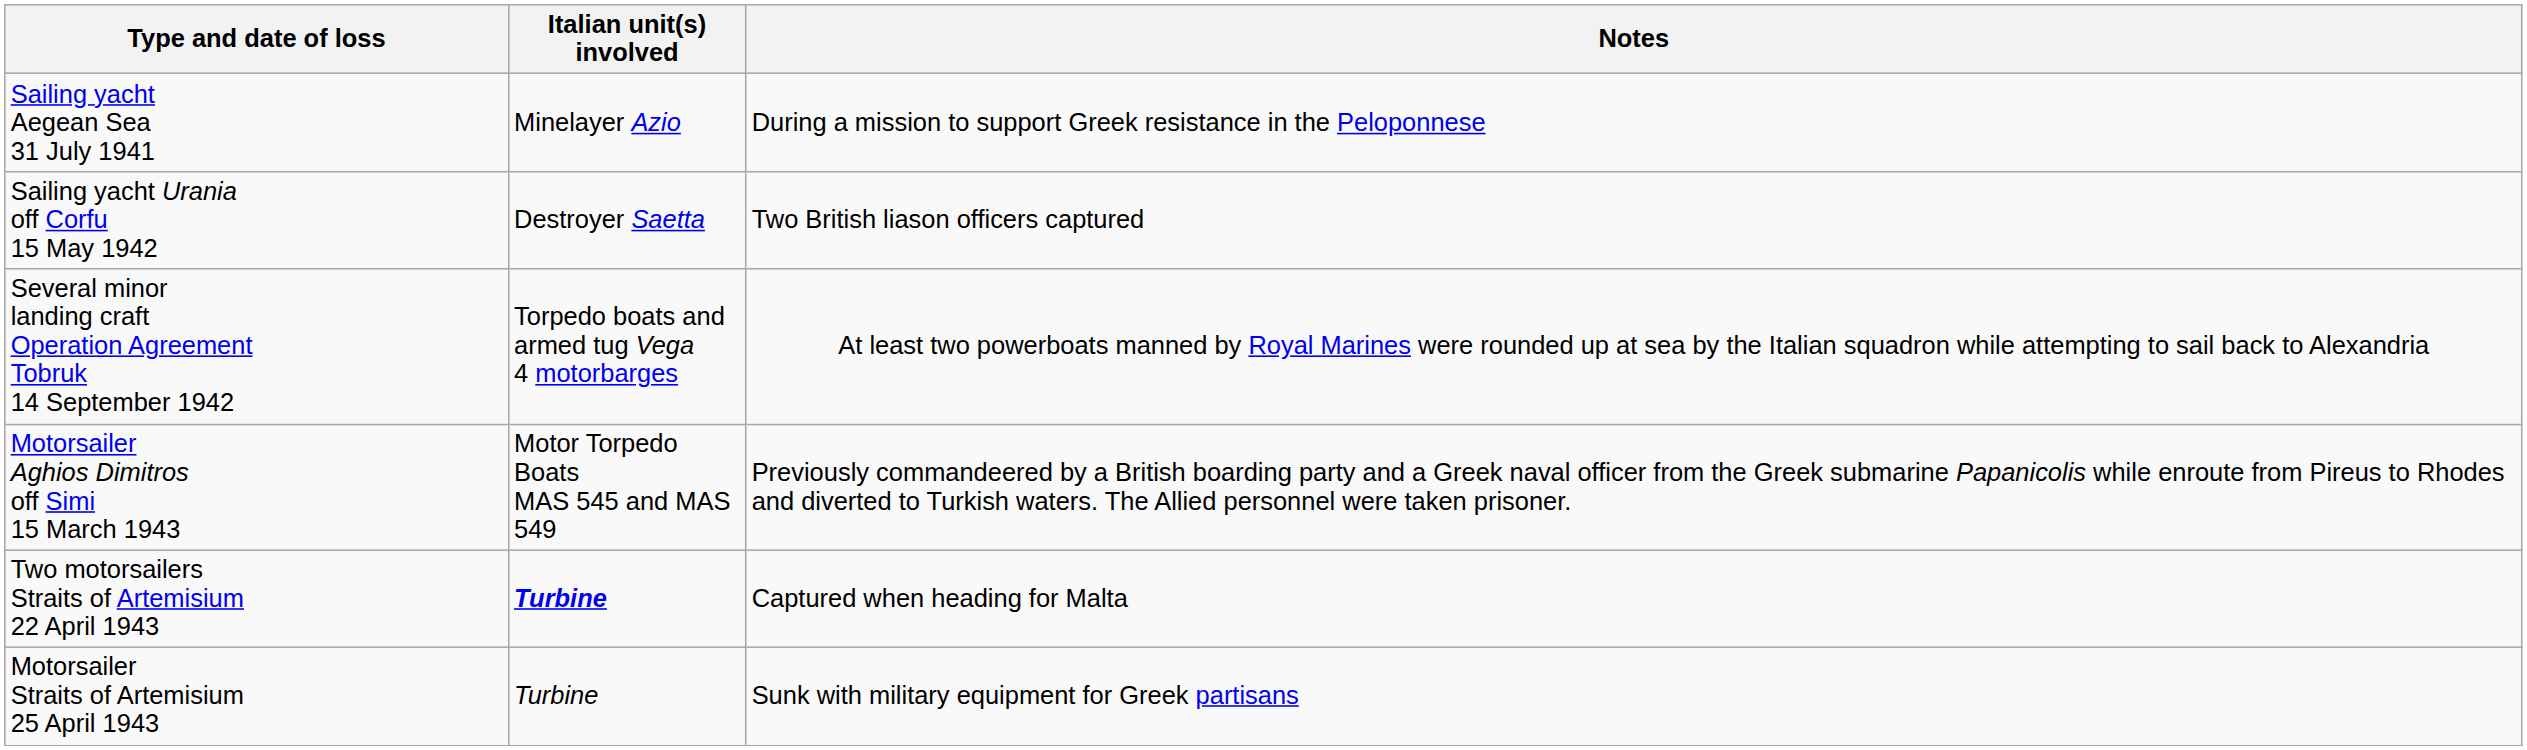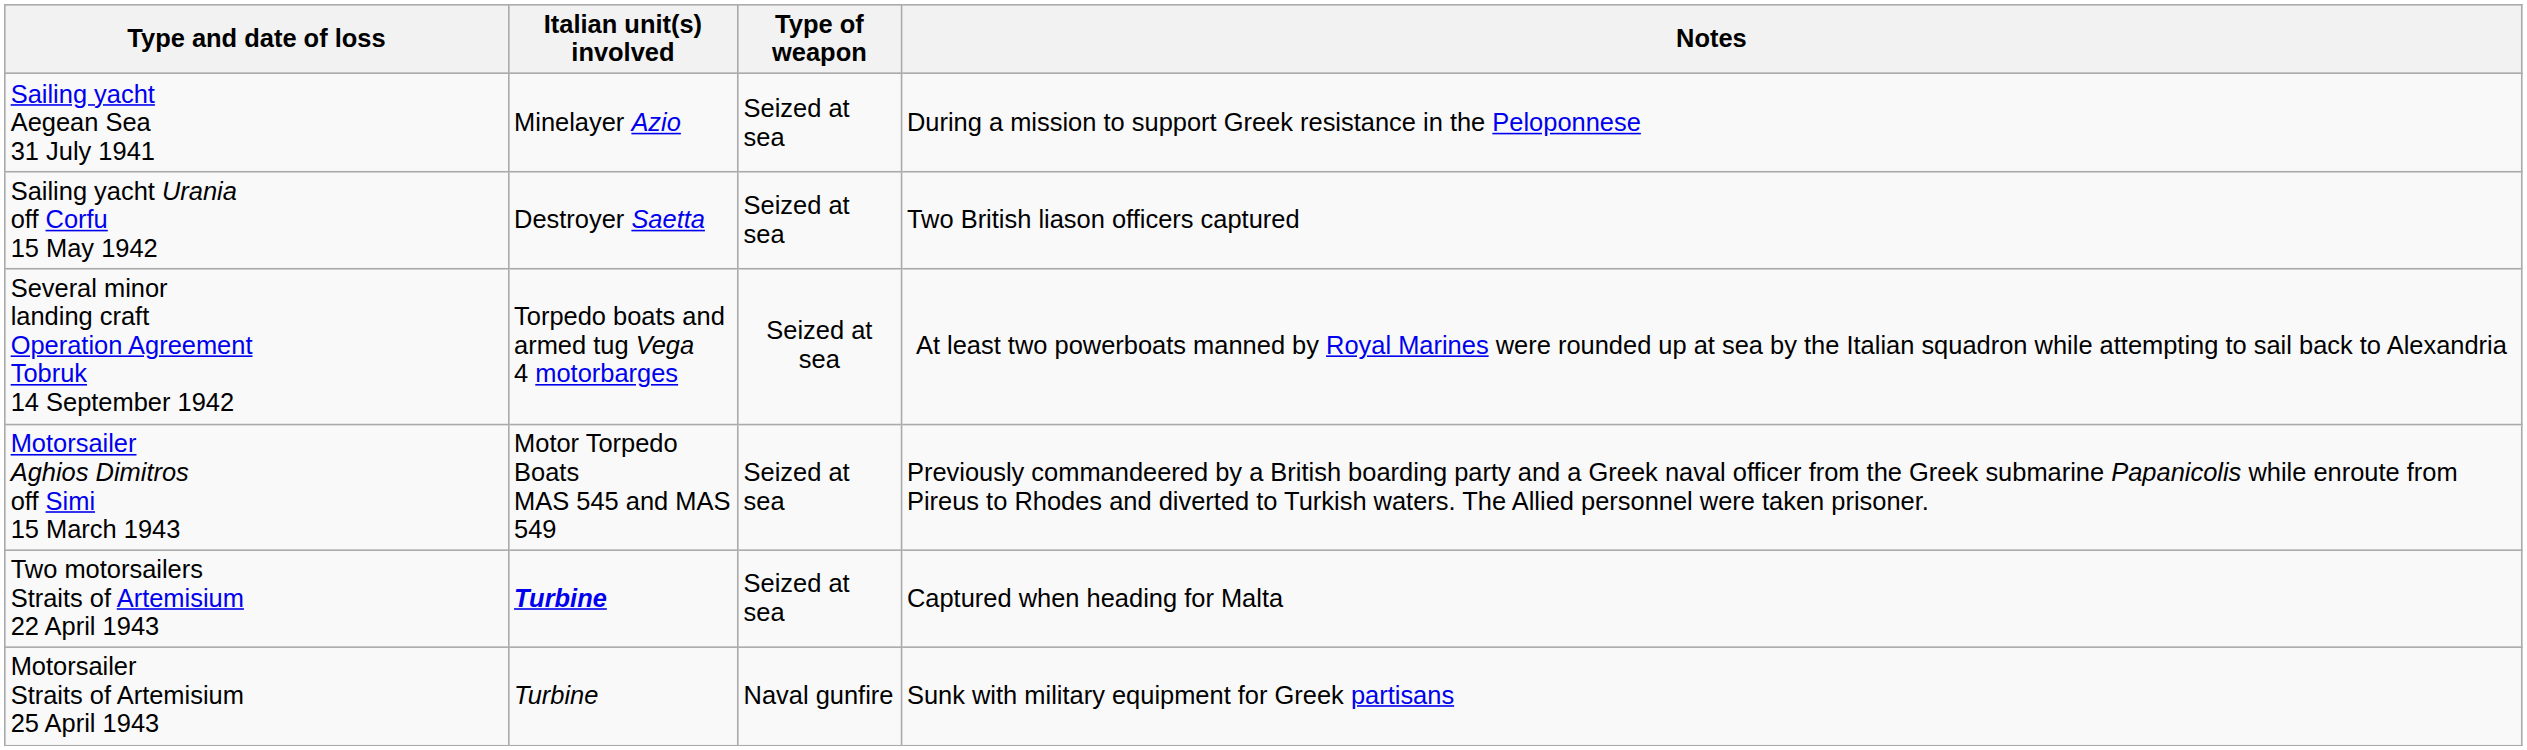+ column: (819, 38)
